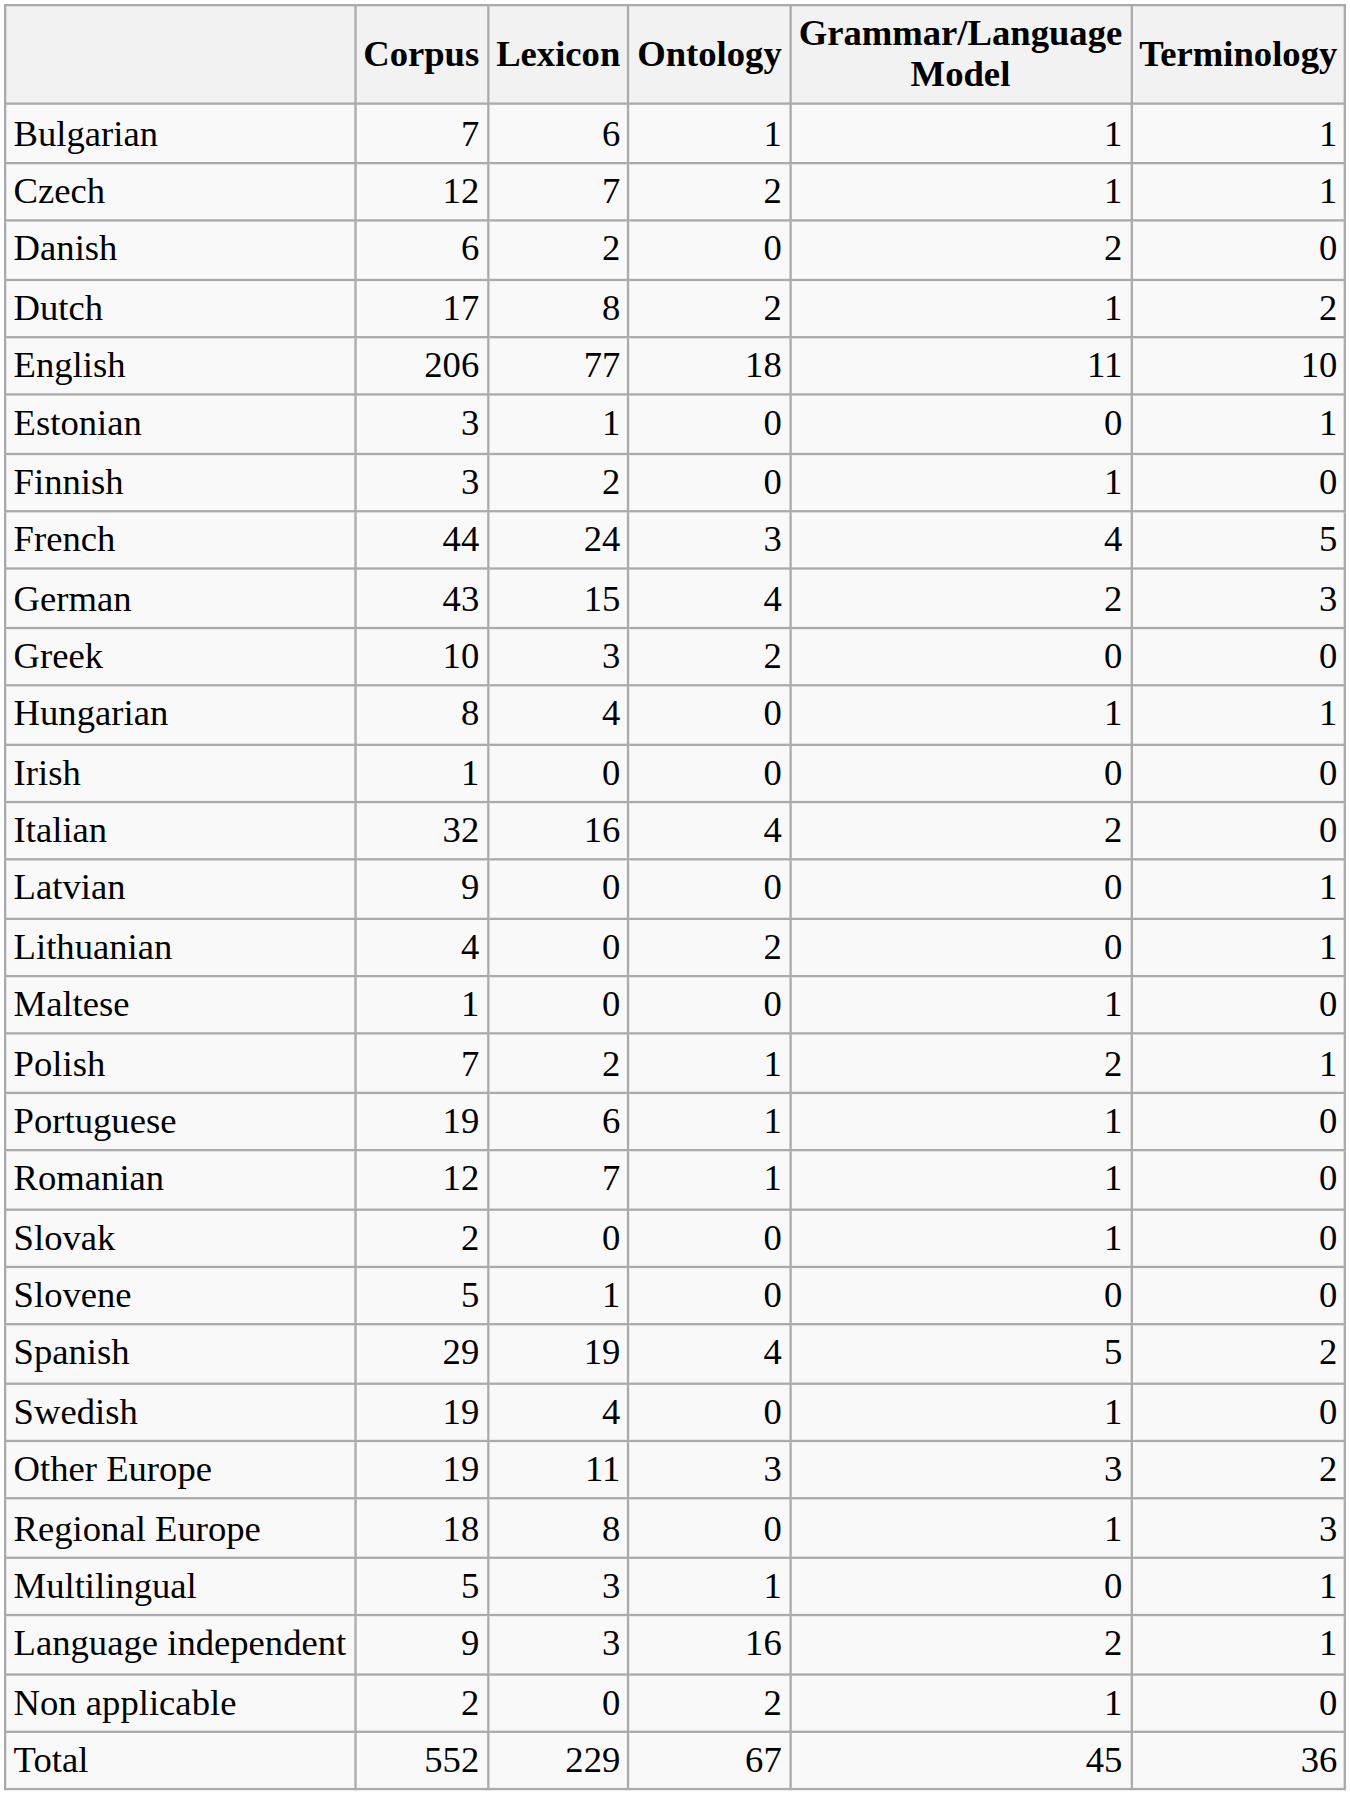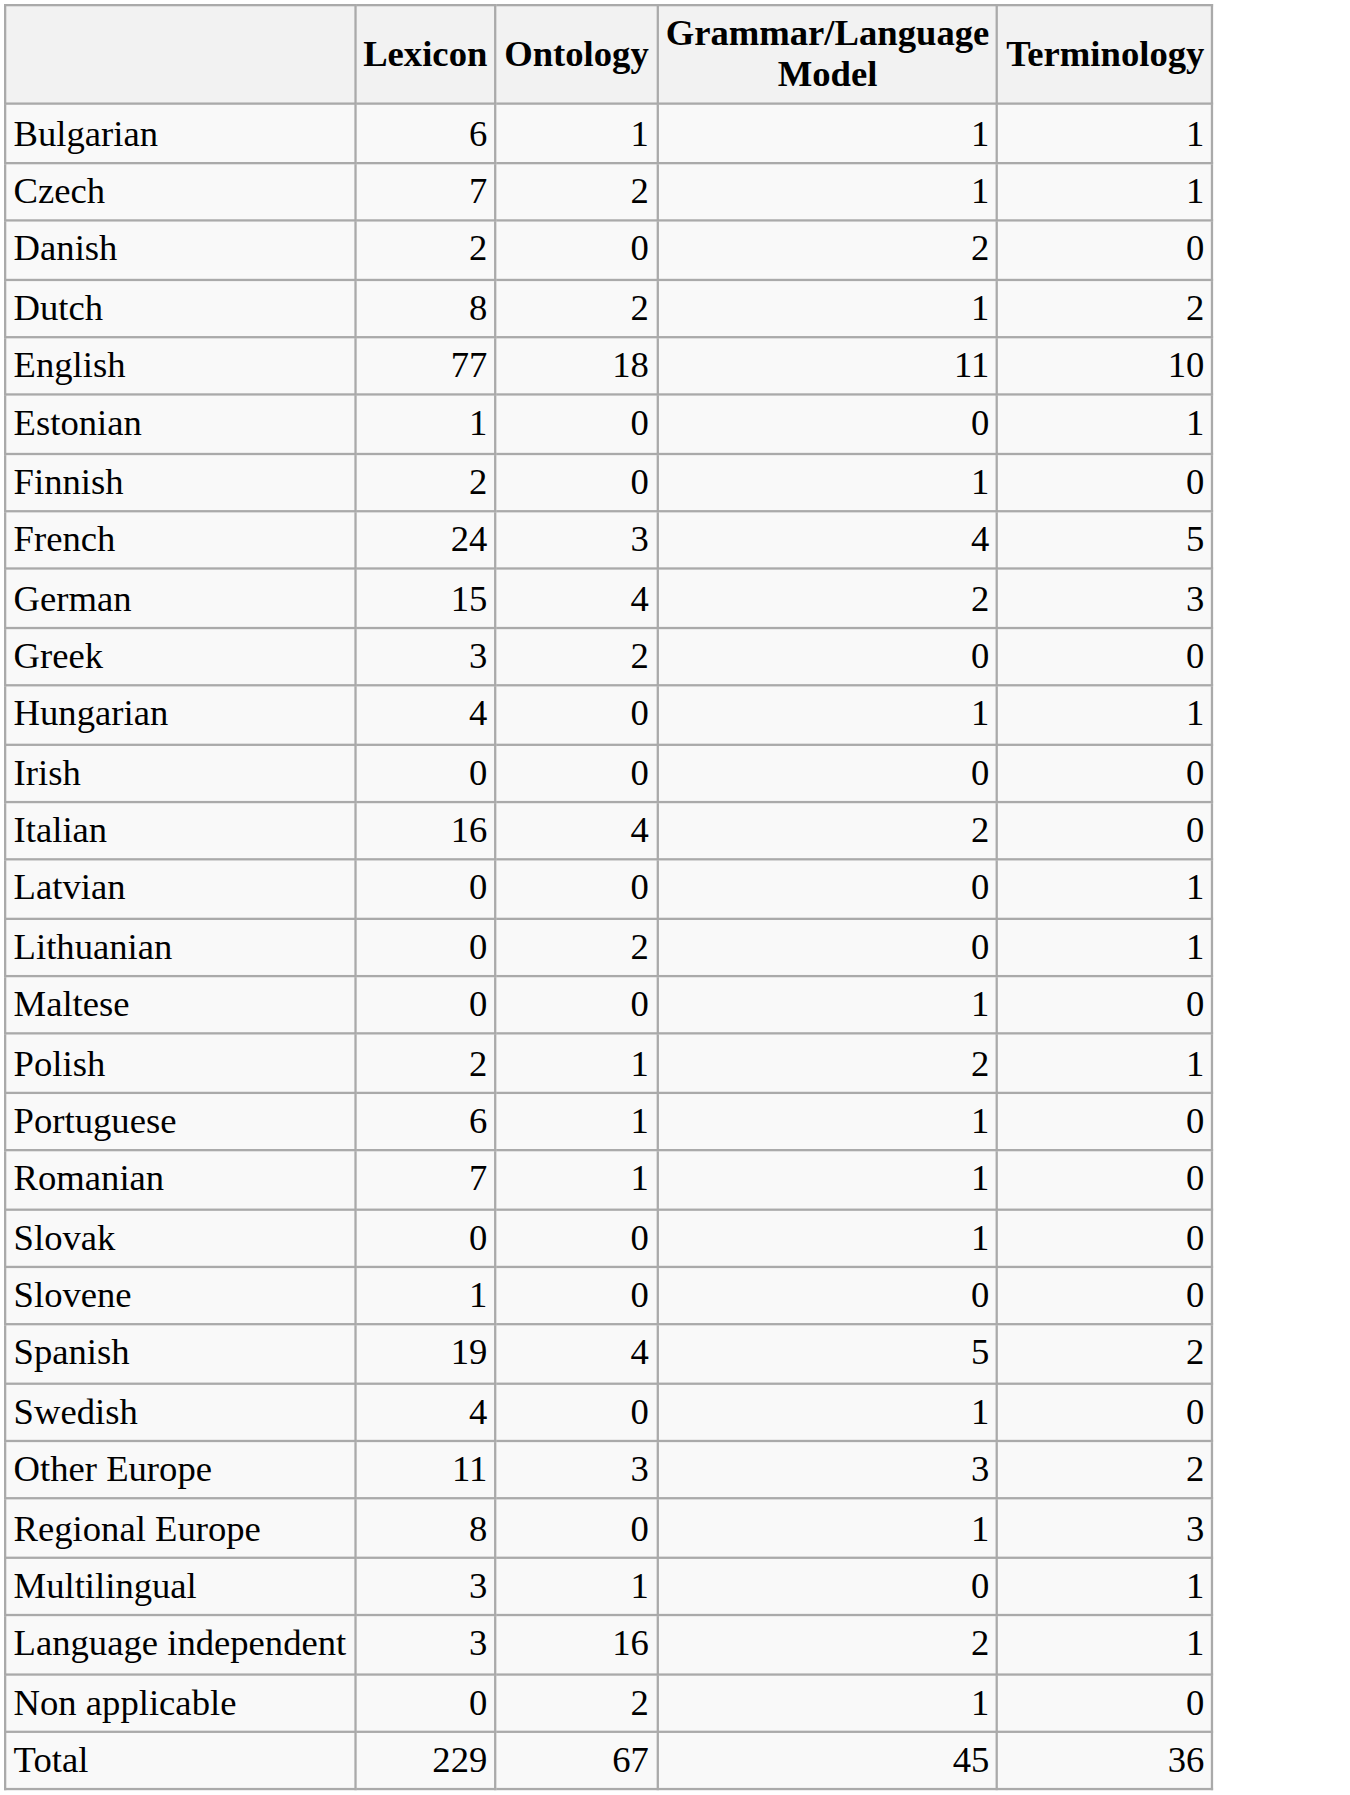- column: (421, 54)
